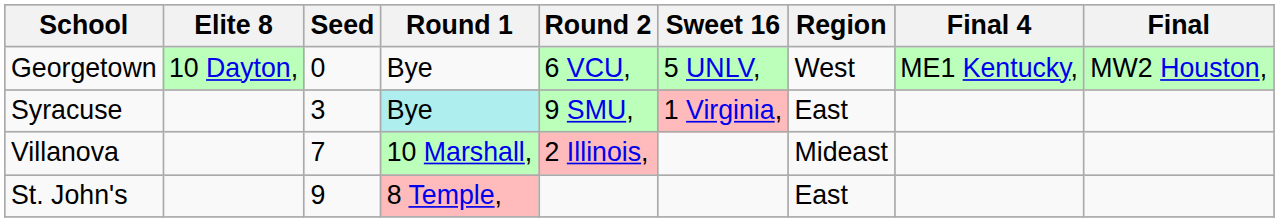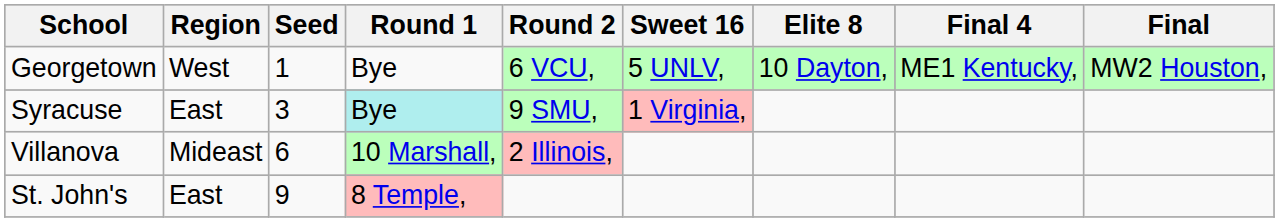columns swapped: (841, 25) <-> (234, 25)
(318, 68) 0 -> (282, 68) 1
(318, 152) 7 -> (282, 152) 6
